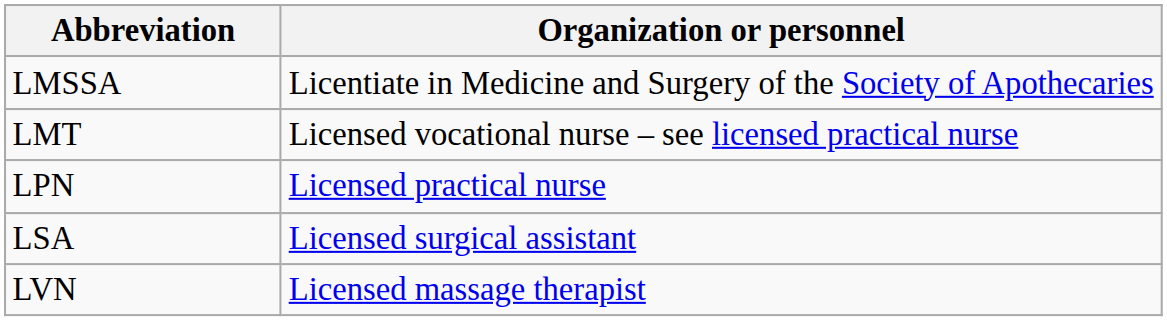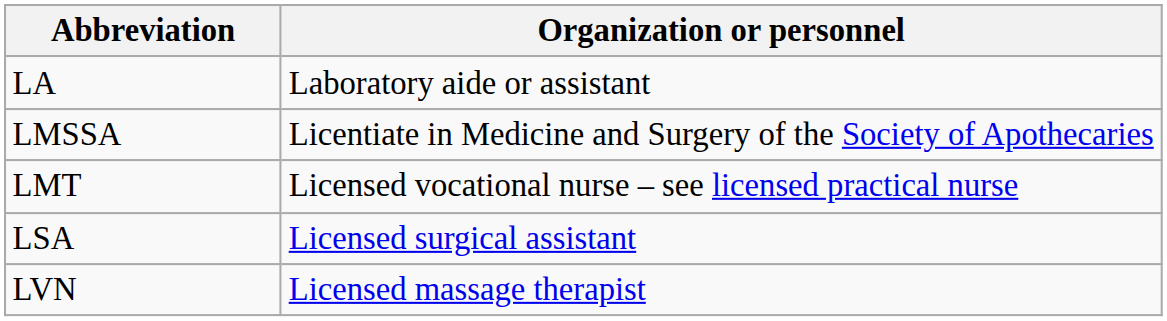+ row: (34, 82)
- row: (43, 185)
